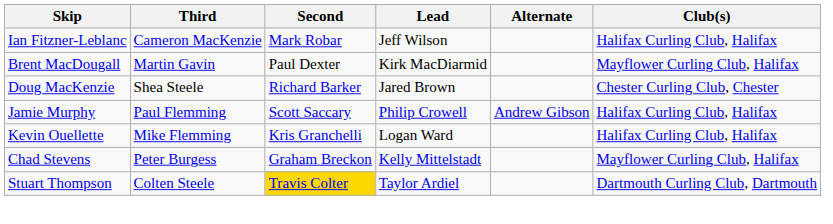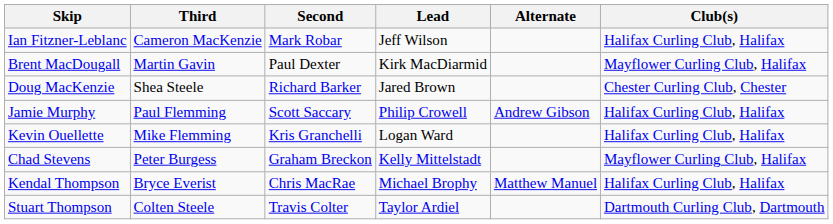+ row: (64, 183)
(308, 183) gold background -> (308, 207) no background
